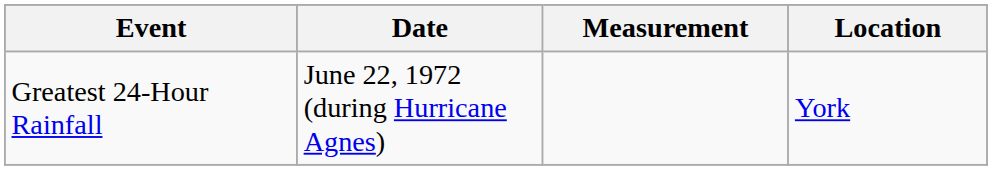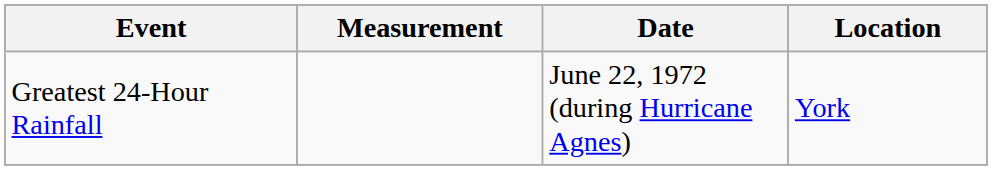columns swapped: (666, 27) <-> (420, 27)
